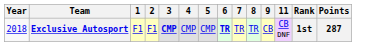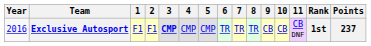+ column: (282, 12)
(17, 30) 2018 -> (17, 30) 2016
(225, 30) bold -> (225, 30) normal
(334, 30) 287 -> (348, 30) 237
